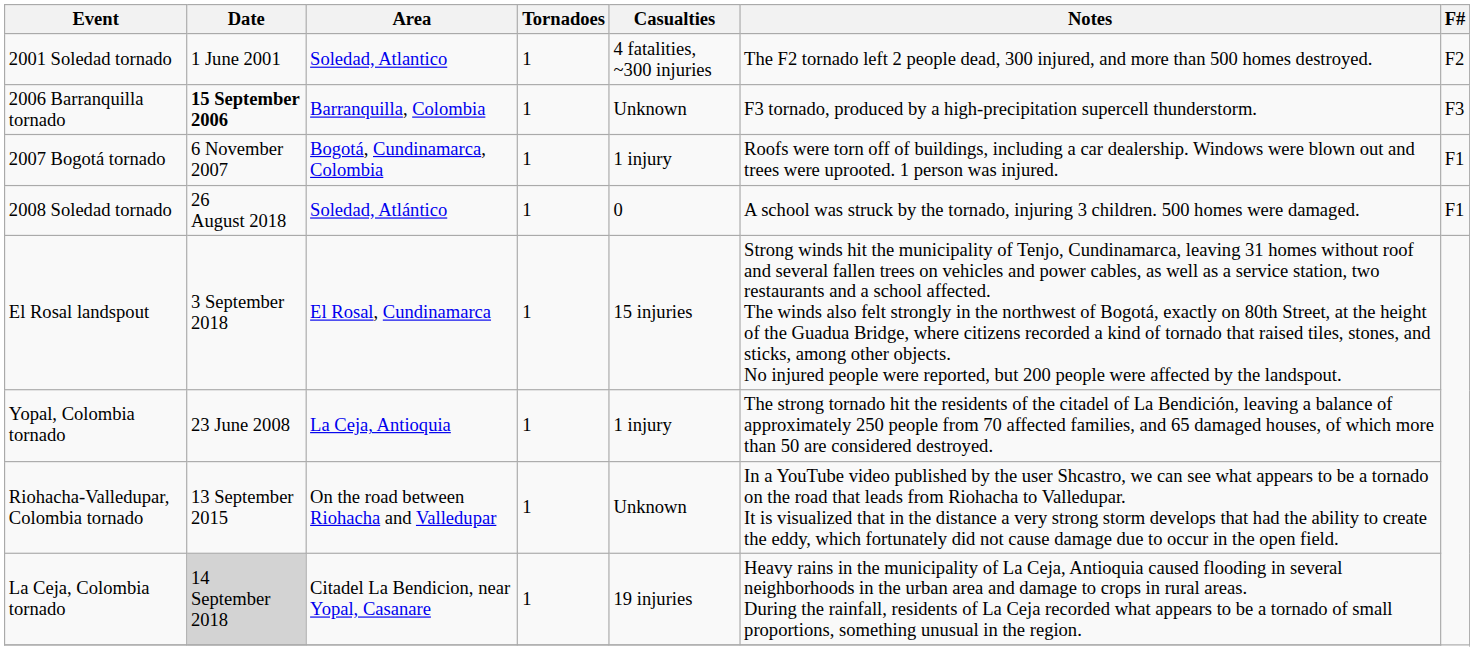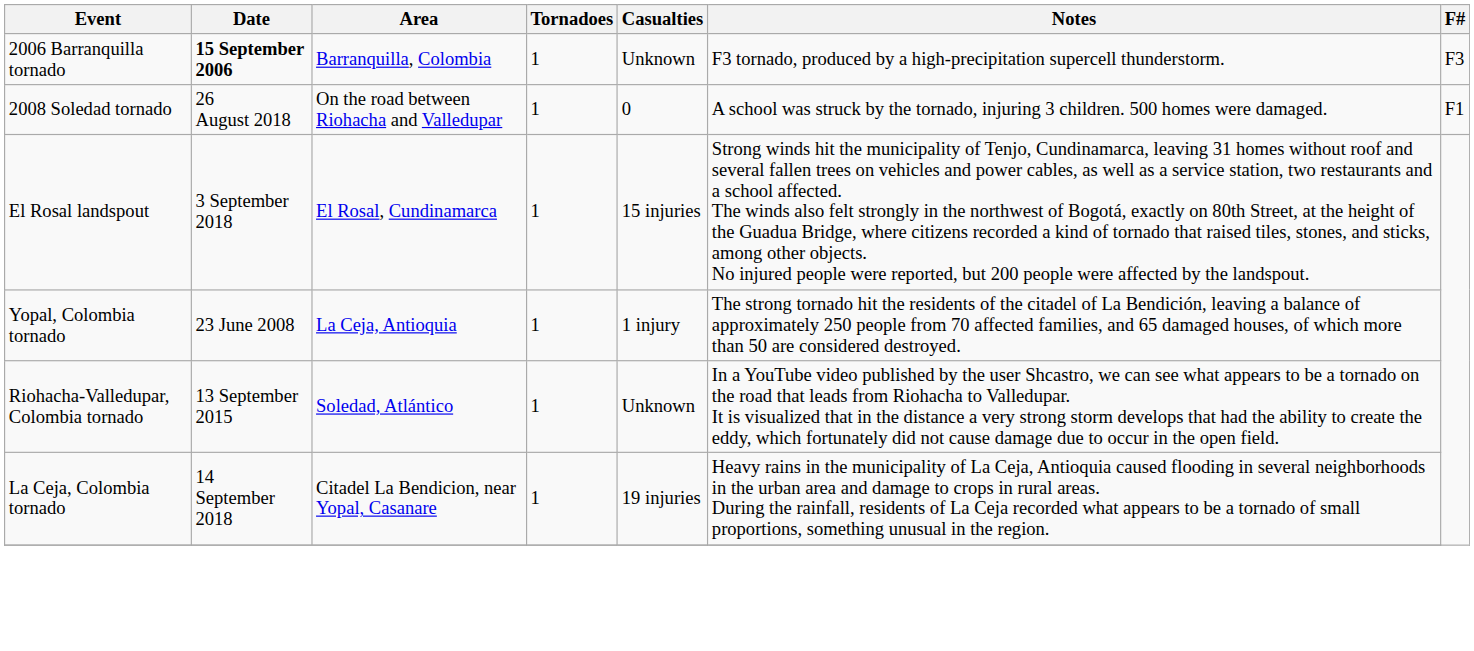- row: (90, 59)
- row: (87, 159)
(379, 210) Soledad, Atlántico -> (409, 109) On the road between Riohacha and Valledupar
(403, 507) On the road between Riohacha and Valledupar -> (385, 406) Soledad, Atlántico
(231, 599) lightgrey background -> (235, 498) no background
